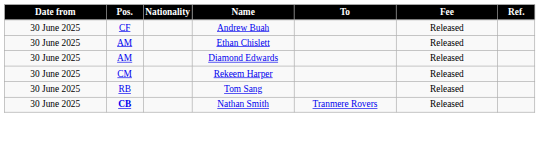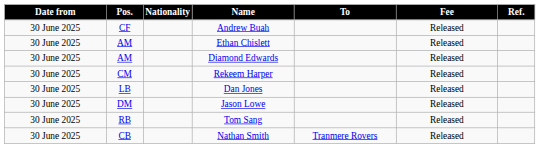+ row: (243, 89)
+ row: (243, 105)
(125, 105) bold -> (125, 136) normal
